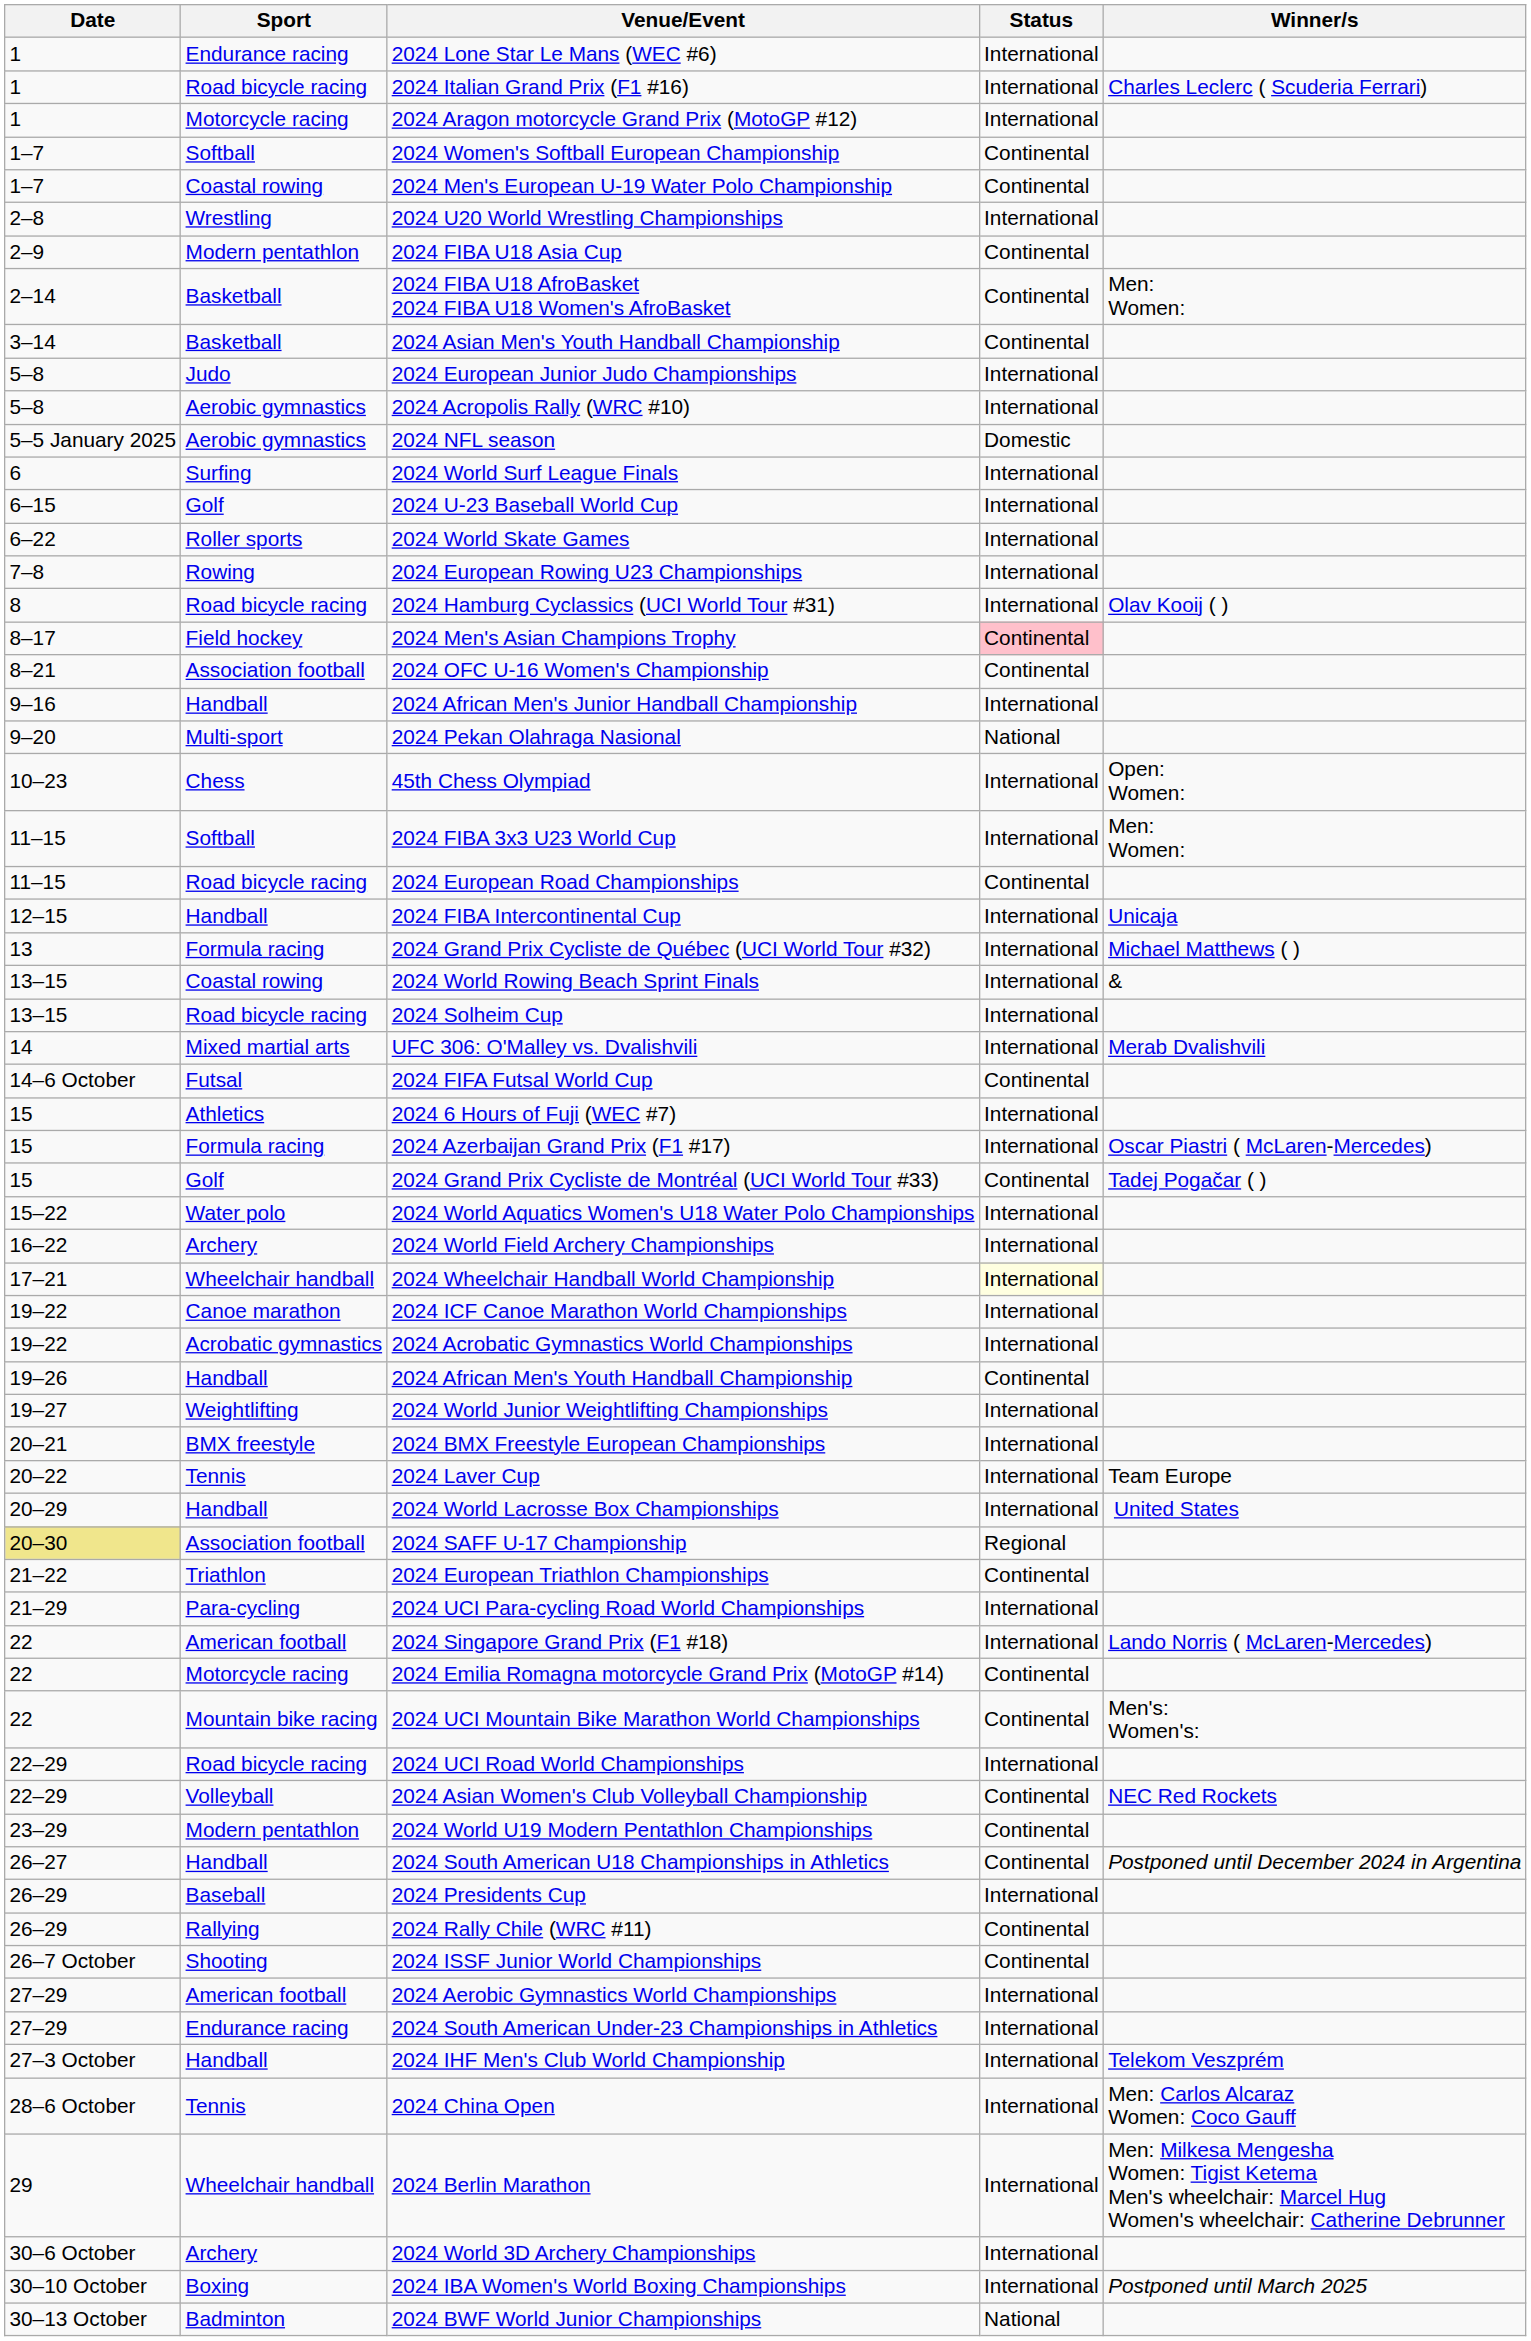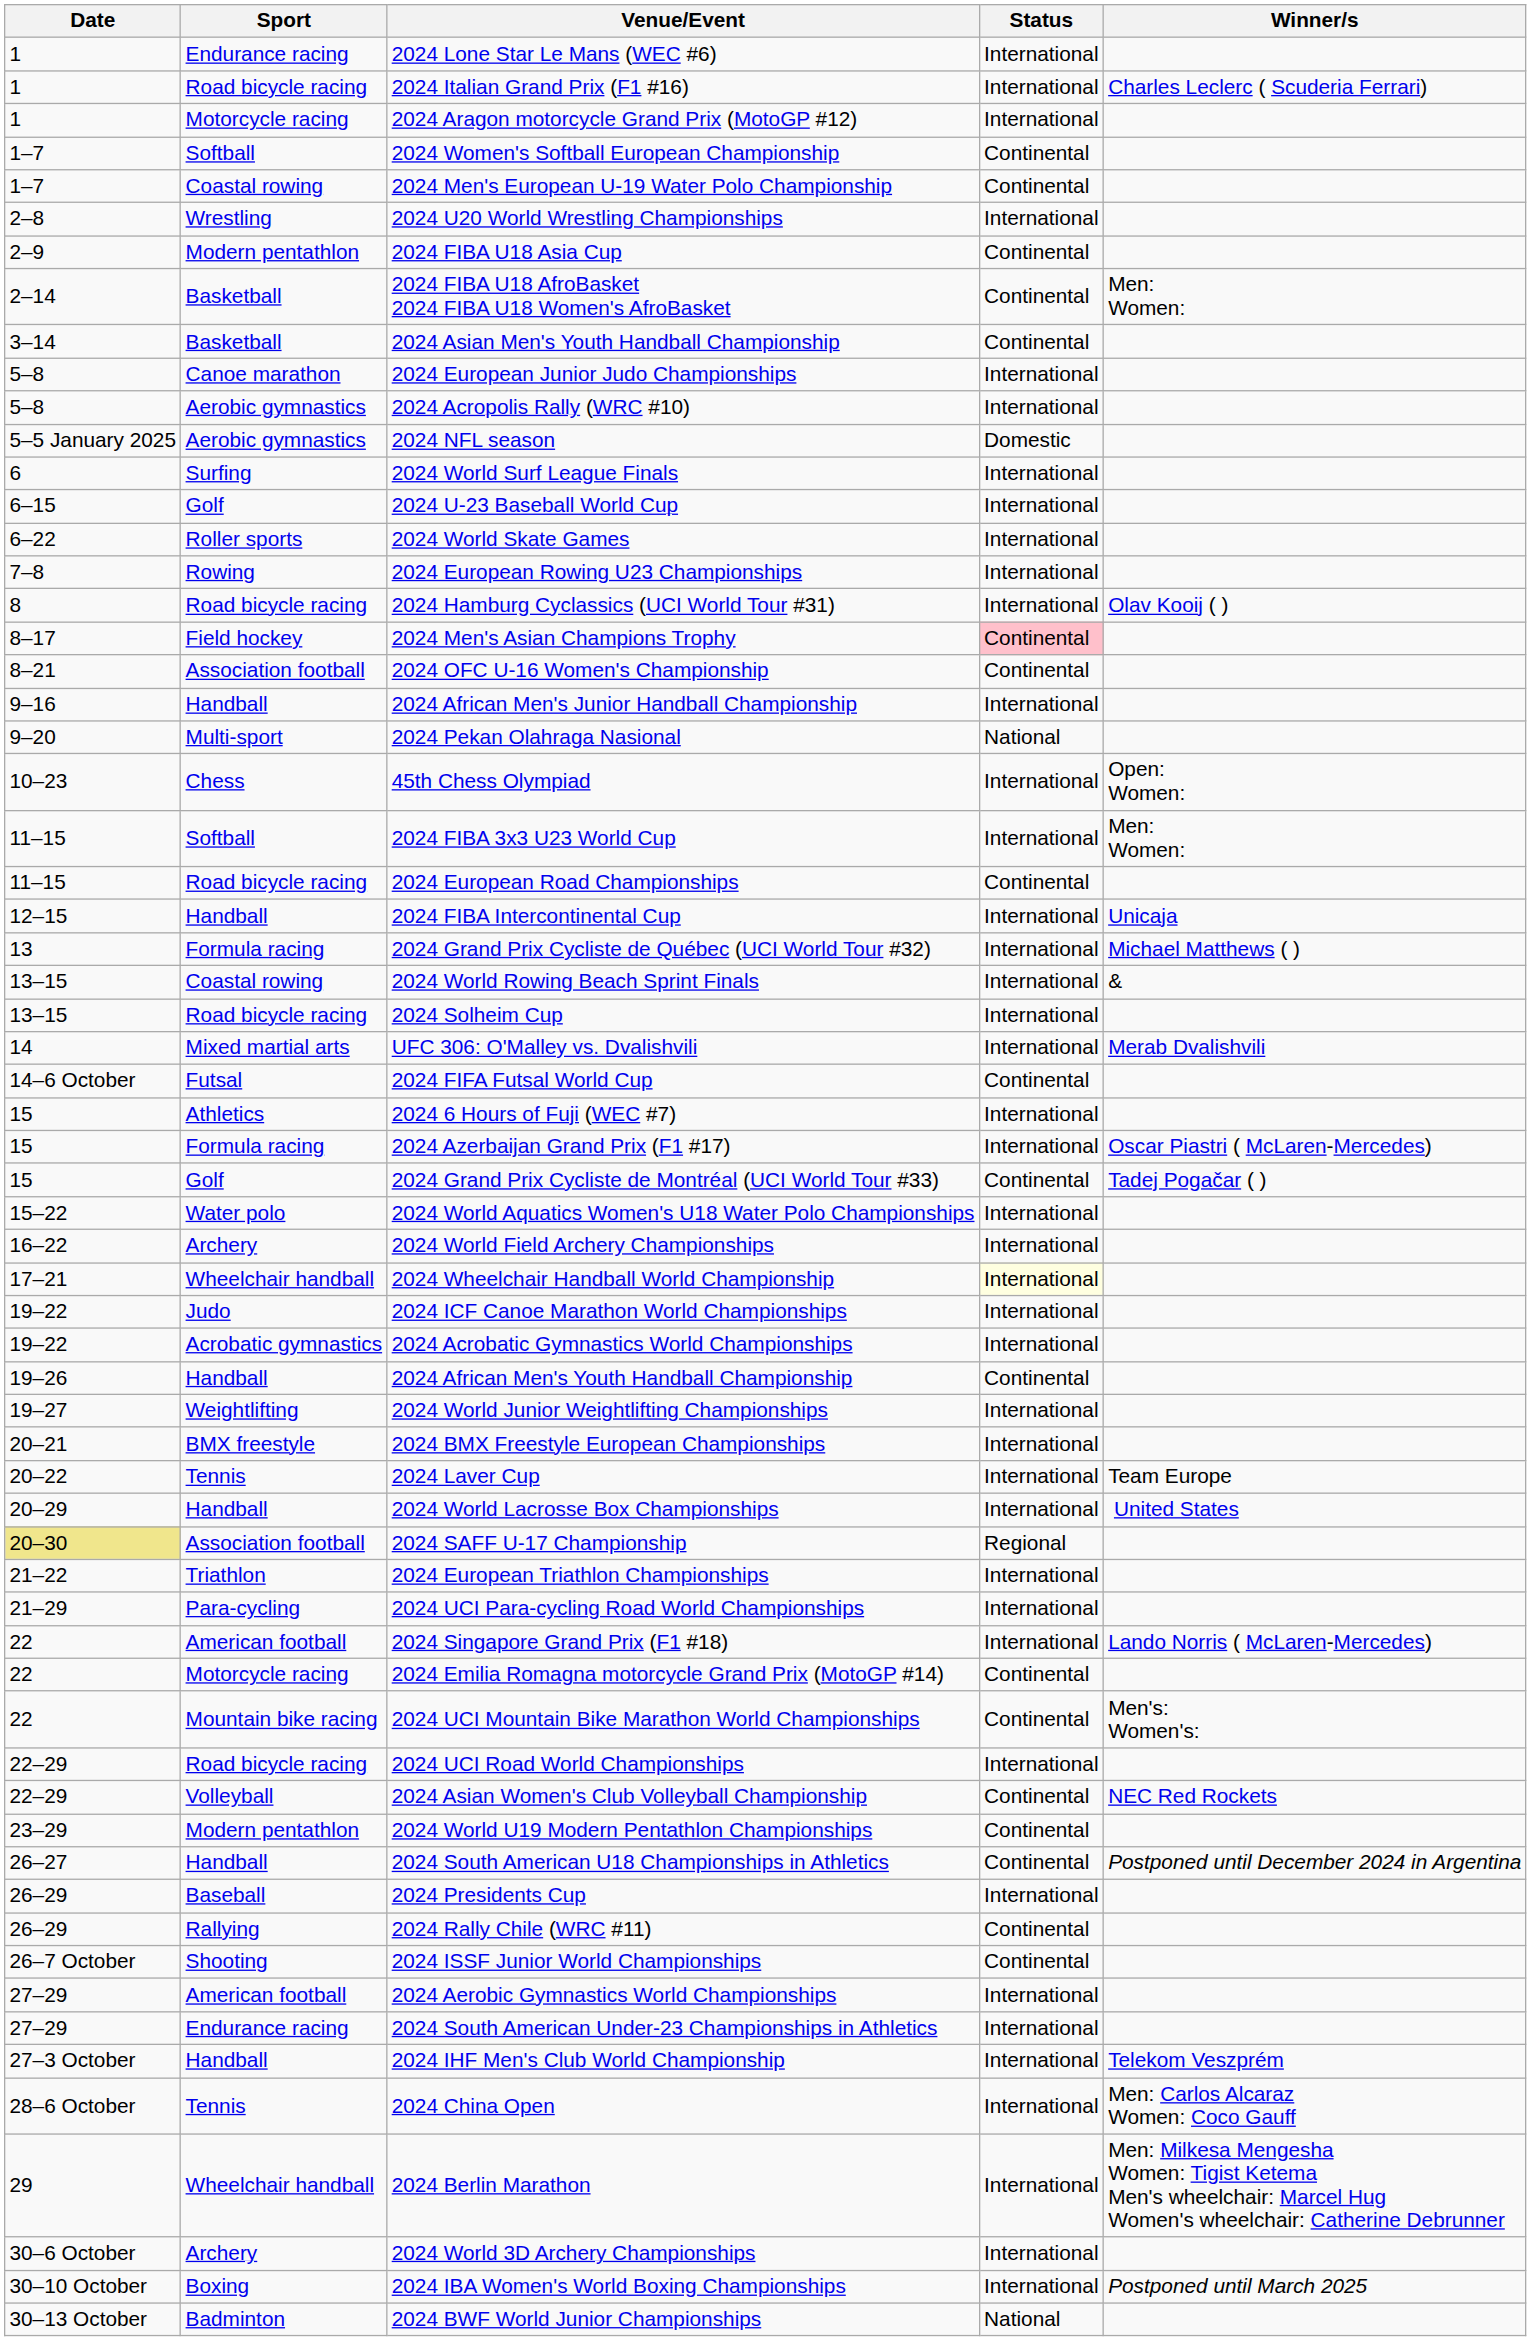(208, 374) Judo -> (263, 374) Canoe marathon
(263, 1311) Canoe marathon -> (208, 1311) Judo
(1037, 1575) Continental -> (1041, 1575) International
